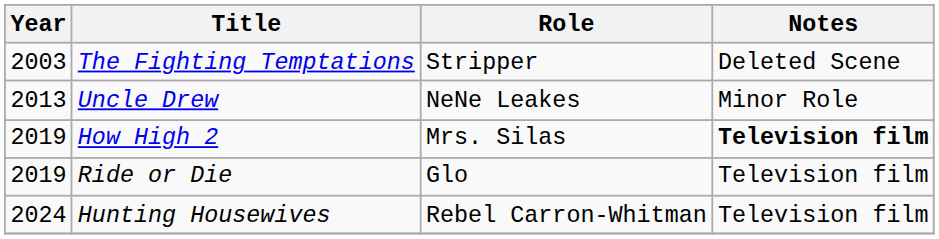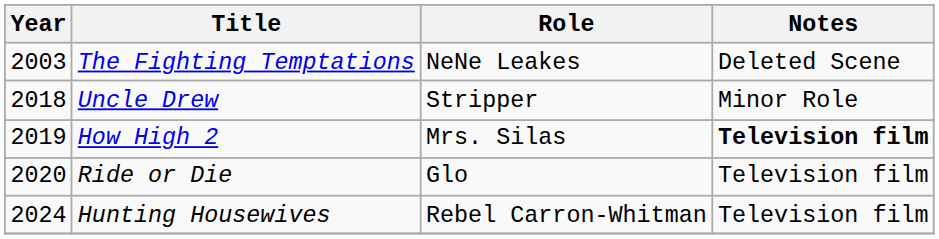(482, 62) Stripper -> (503, 62) NeNe Leakes
(39, 100) 2013 -> (39, 100) 2018
(503, 100) NeNe Leakes -> (482, 100) Stripper
(39, 177) 2019 -> (39, 177) 2020
